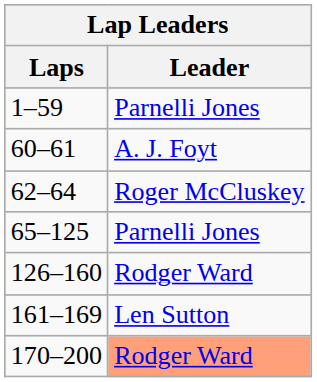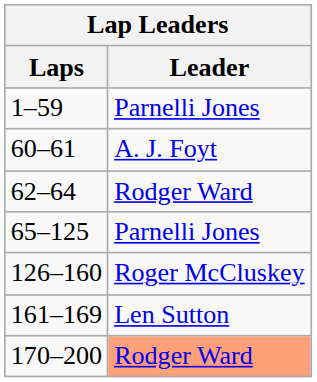(209, 190) Roger McCluskey -> (183, 190) Rodger Ward
(183, 273) Rodger Ward -> (209, 273) Roger McCluskey
